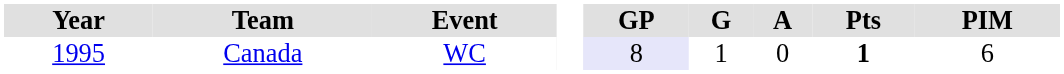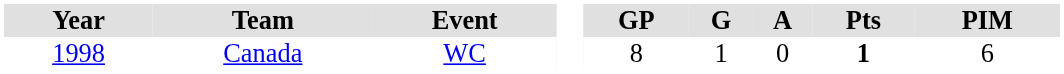(79, 53) 1995 -> (79, 53) 1998
(636, 53) lavender background -> (636, 53) no background
